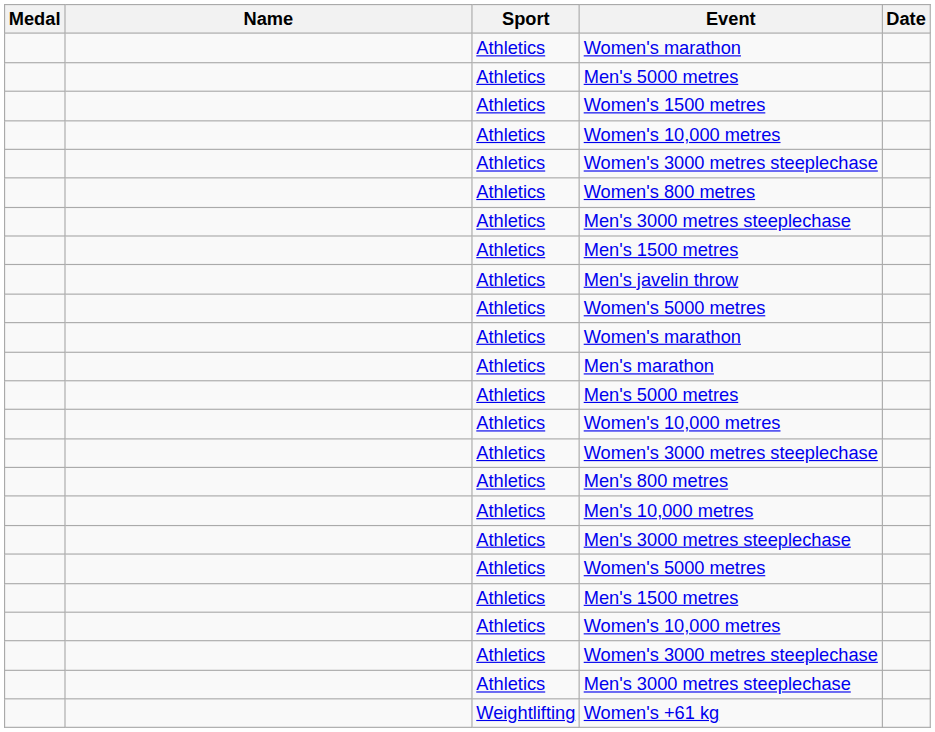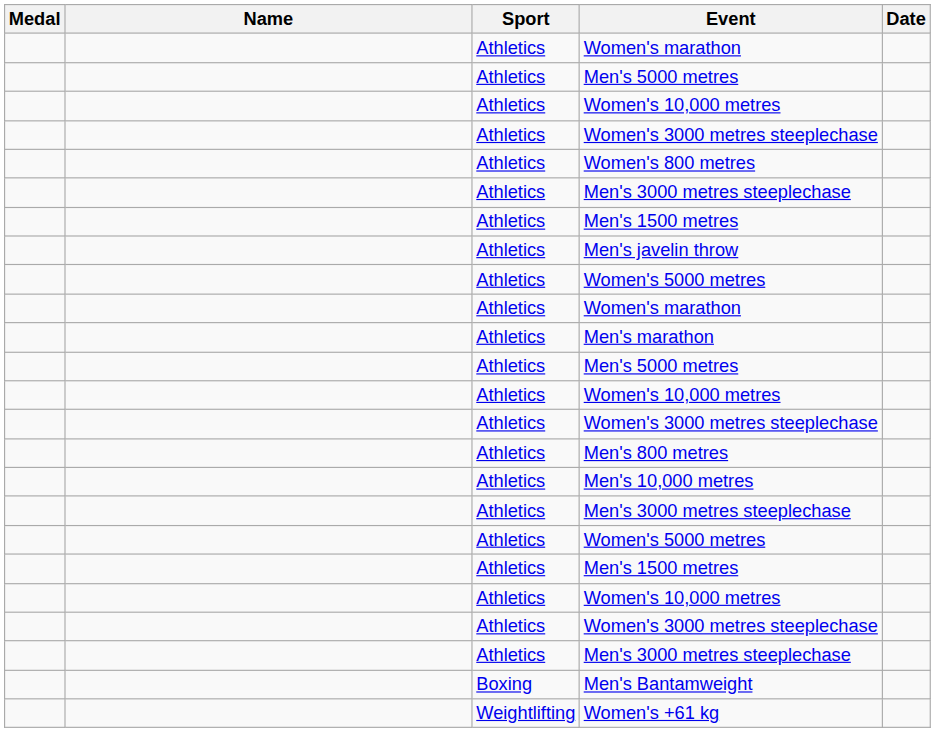- row: (511, 105)
+ row: (504, 684)
